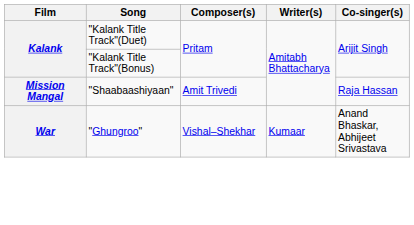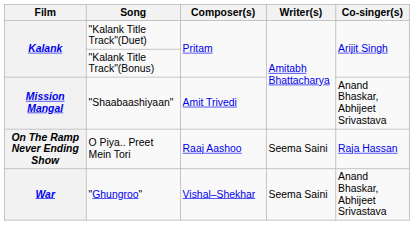(368, 91) Raja Hassan -> (362, 103) Anand Bhaskar, Abhijeet Srivastava
+ row: (121, 148)
(287, 131) Kumaar -> (298, 194) Seema Saini
